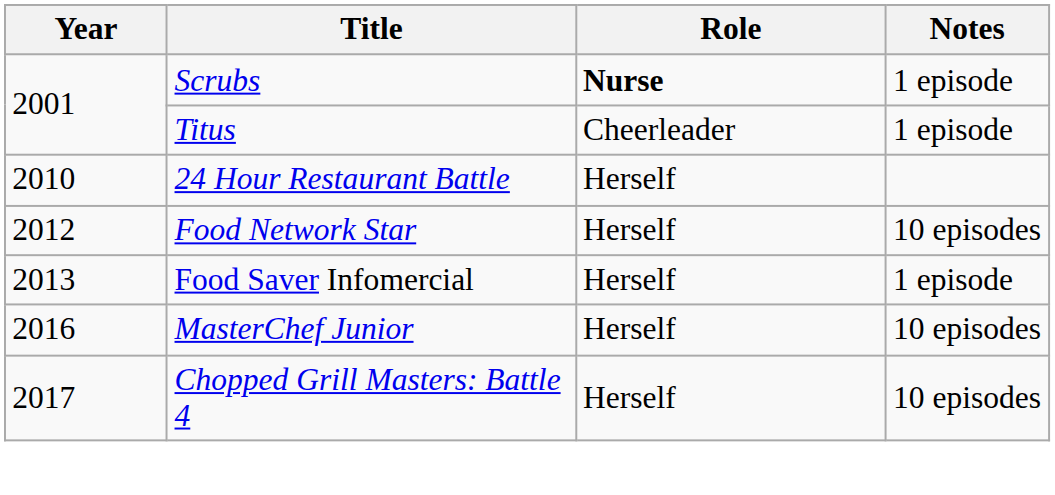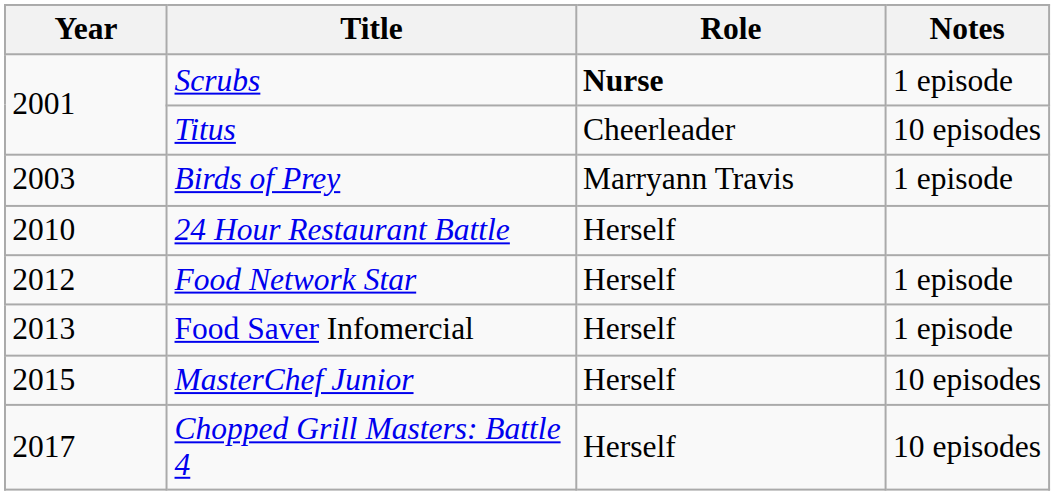(953, 129) 1 episode -> (967, 129) 10 episodes
+ row: (257, 179)
(967, 229) 10 episodes -> (953, 279) 1 episode
(44, 329) 2016 -> (44, 379) 2015
